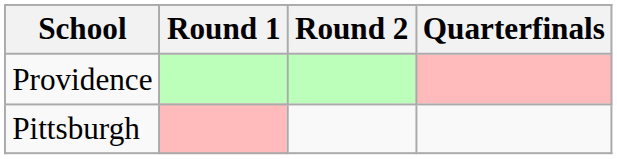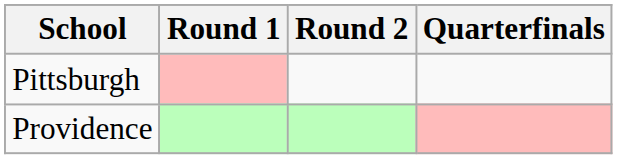rows swapped: (82, 78) <-> (76, 128)
